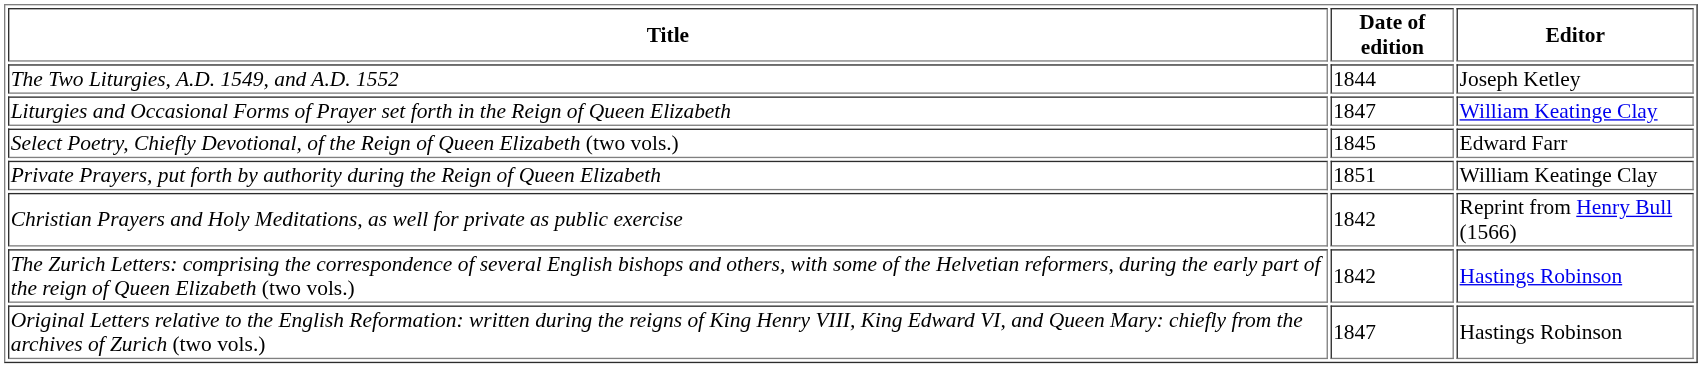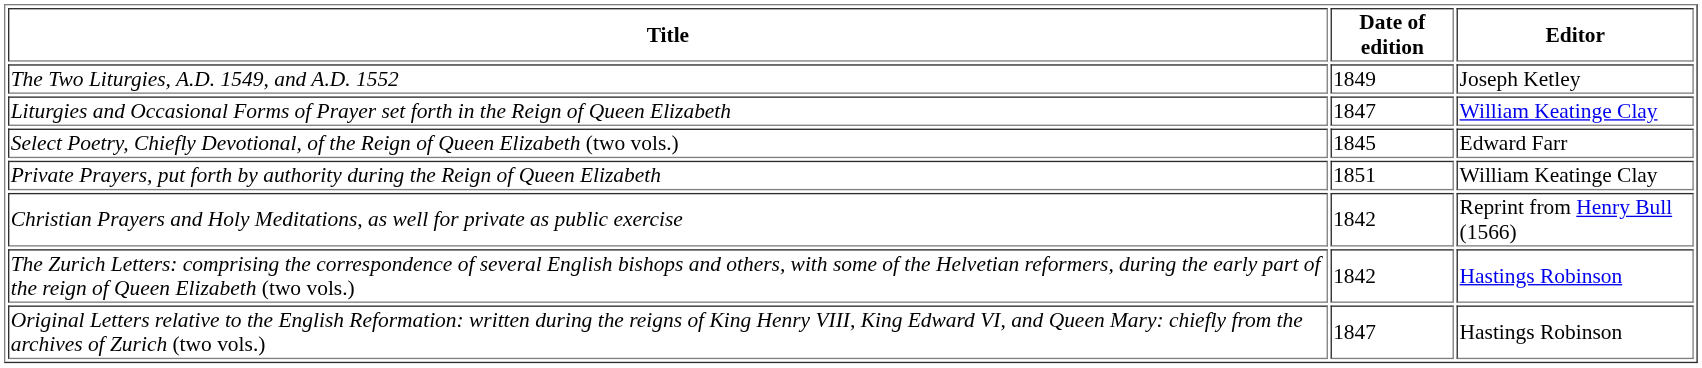(1355, 78) 1844 -> (1355, 78) 1849
